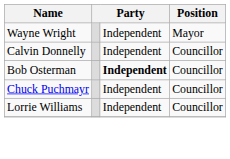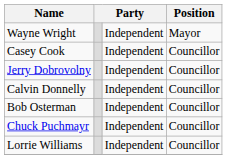+ row: (36, 51)
+ row: (49, 70)
(135, 70) bold -> (134, 107) normal
